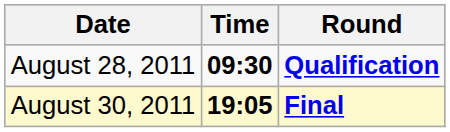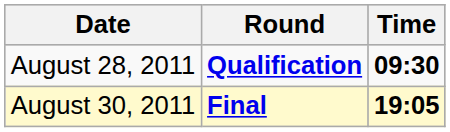columns swapped: (240, 24) <-> (362, 24)
